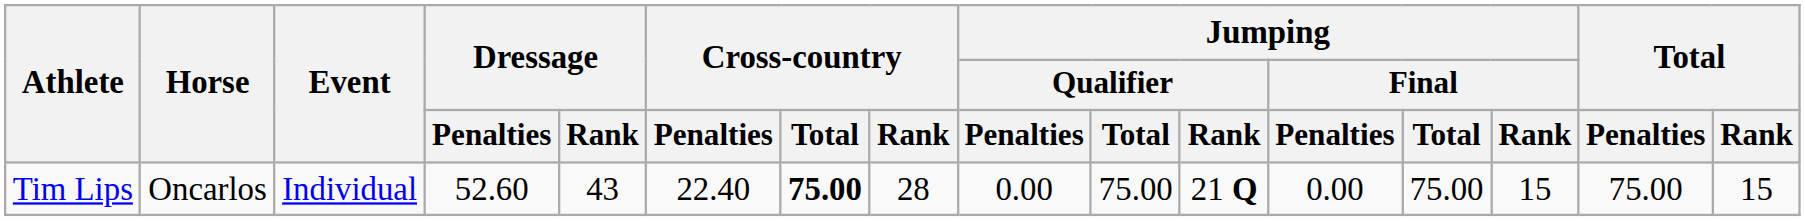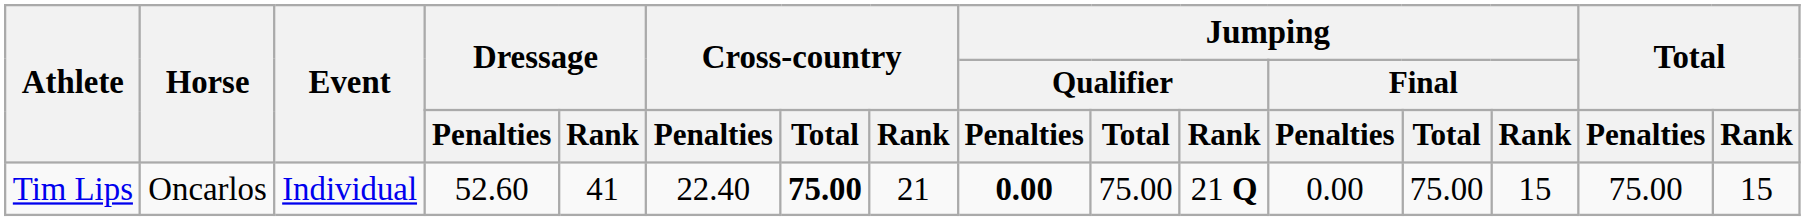(603, 188) 43 -> (603, 188) 41
(913, 188) 28 -> (913, 188) 21
(1024, 188) normal -> (1024, 188) bold
